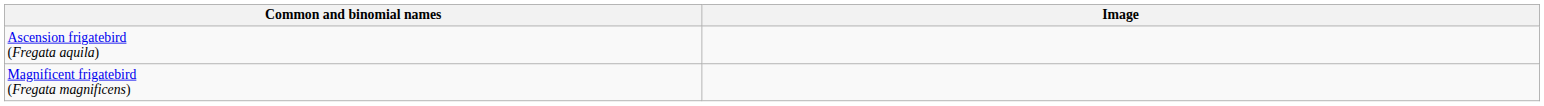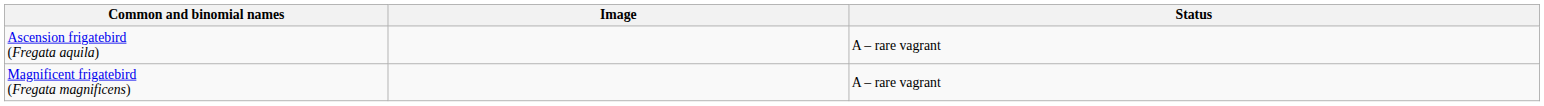+ column: (1194, 15)
